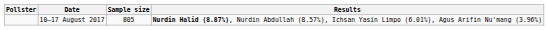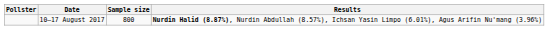(129, 20) 805 -> (129, 20) 800
